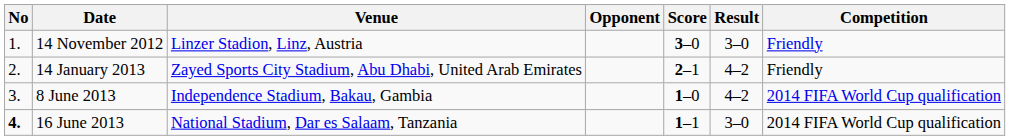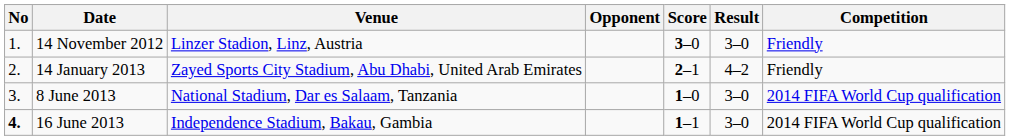(302, 95) Independence Stadium, Bakau, Gambia -> (314, 95) National Stadium, Dar es Salaam, Tanzania
(737, 95) 4–2 -> (737, 95) 3–0
(314, 122) National Stadium, Dar es Salaam, Tanzania -> (302, 122) Independence Stadium, Bakau, Gambia
